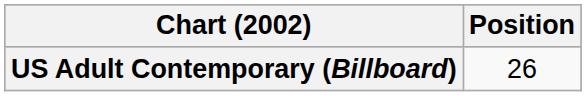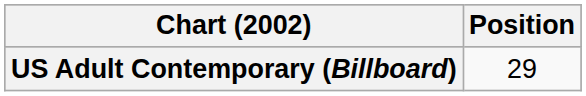(522, 68) 26 -> (522, 68) 29
